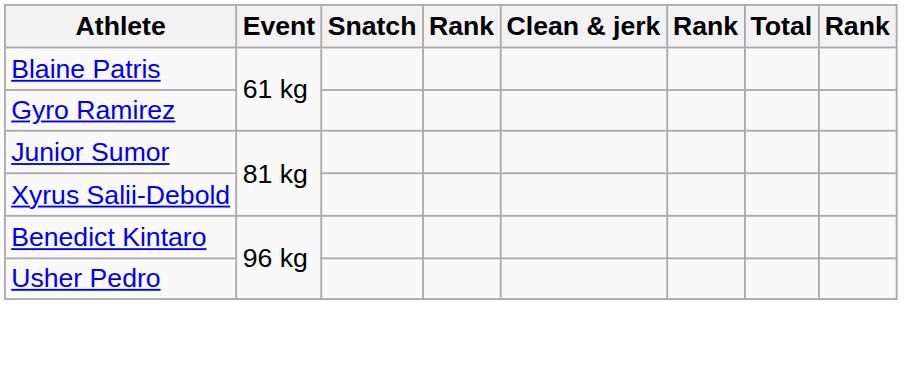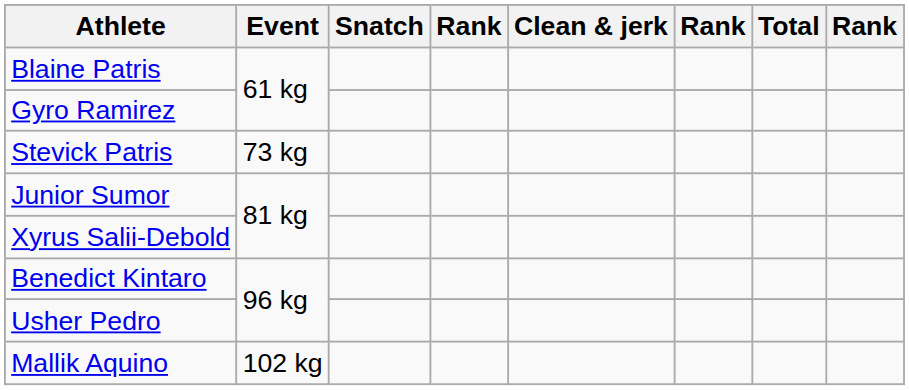+ row: (92, 153)
+ row: (90, 363)
